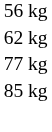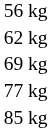+ row: (26, 64)
